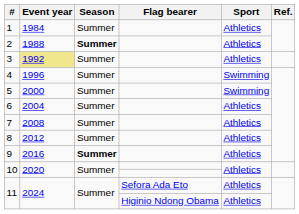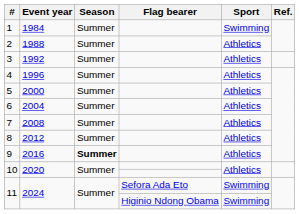(242, 28) Athletics -> (246, 28) Swimming
(97, 43) bold -> (96, 43) normal
(33, 59) khaki background -> (33, 59) no background
(246, 75) Swimming -> (242, 75) Athletics
(246, 91) Swimming -> (242, 91) Athletics
(242, 185) Athletics -> (246, 185) Swimming
(242, 201) Athletics -> (246, 201) Swimming
